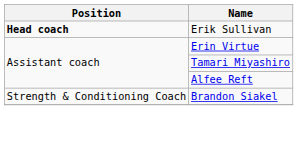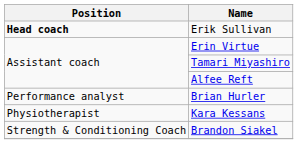+ row: (228, 96)
+ row: (228, 113)
